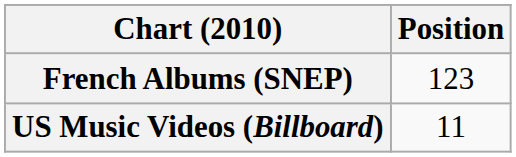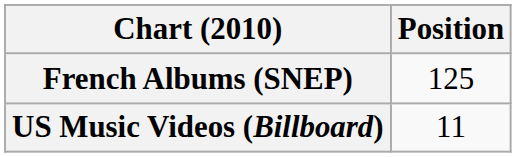(451, 77) 123 -> (451, 77) 125
